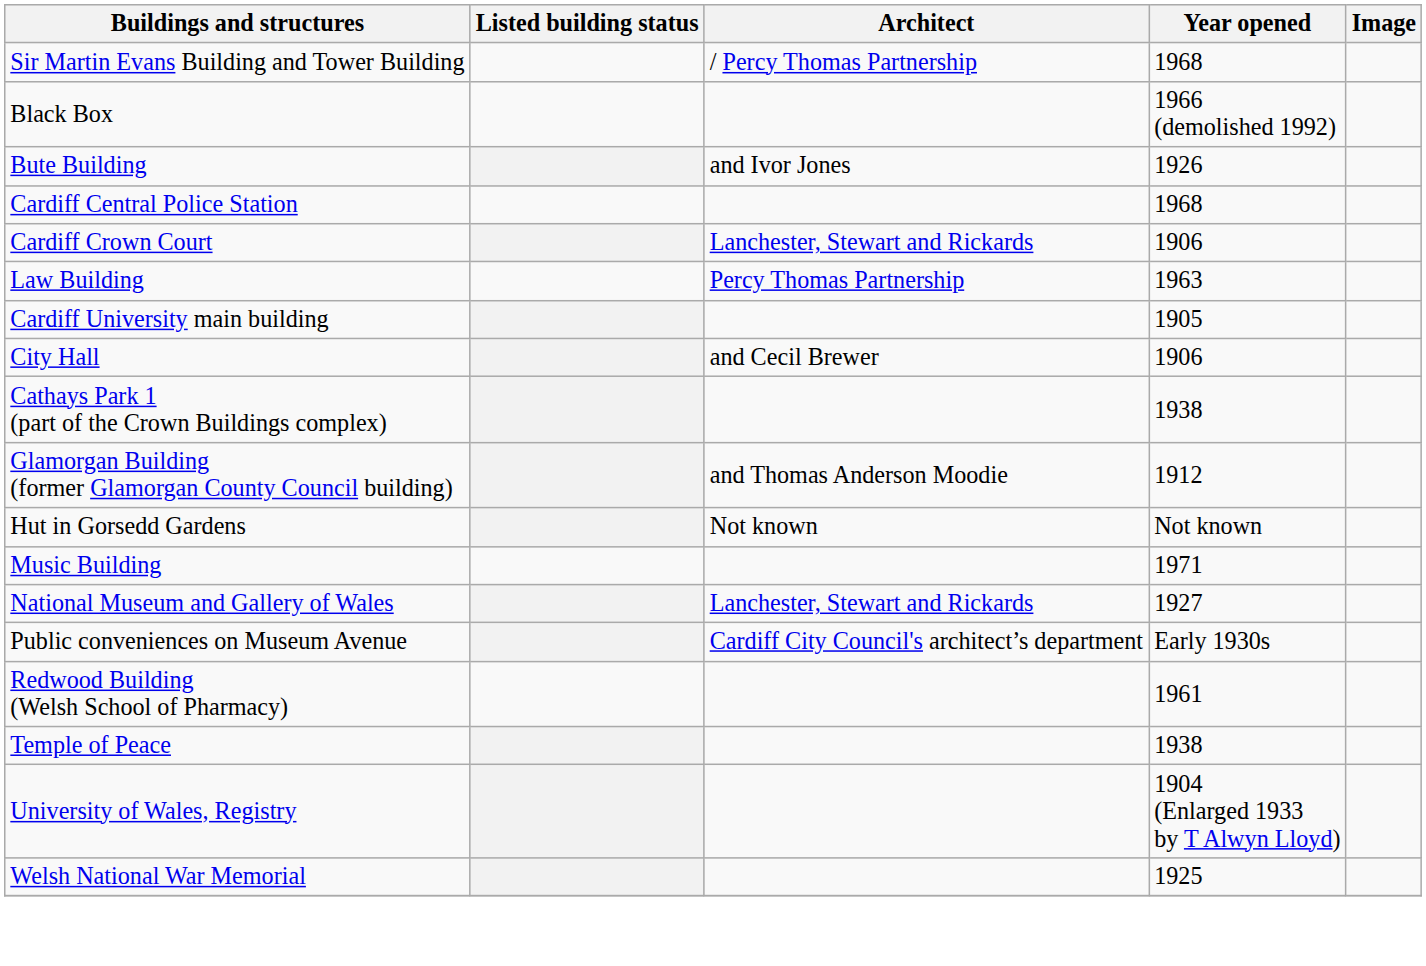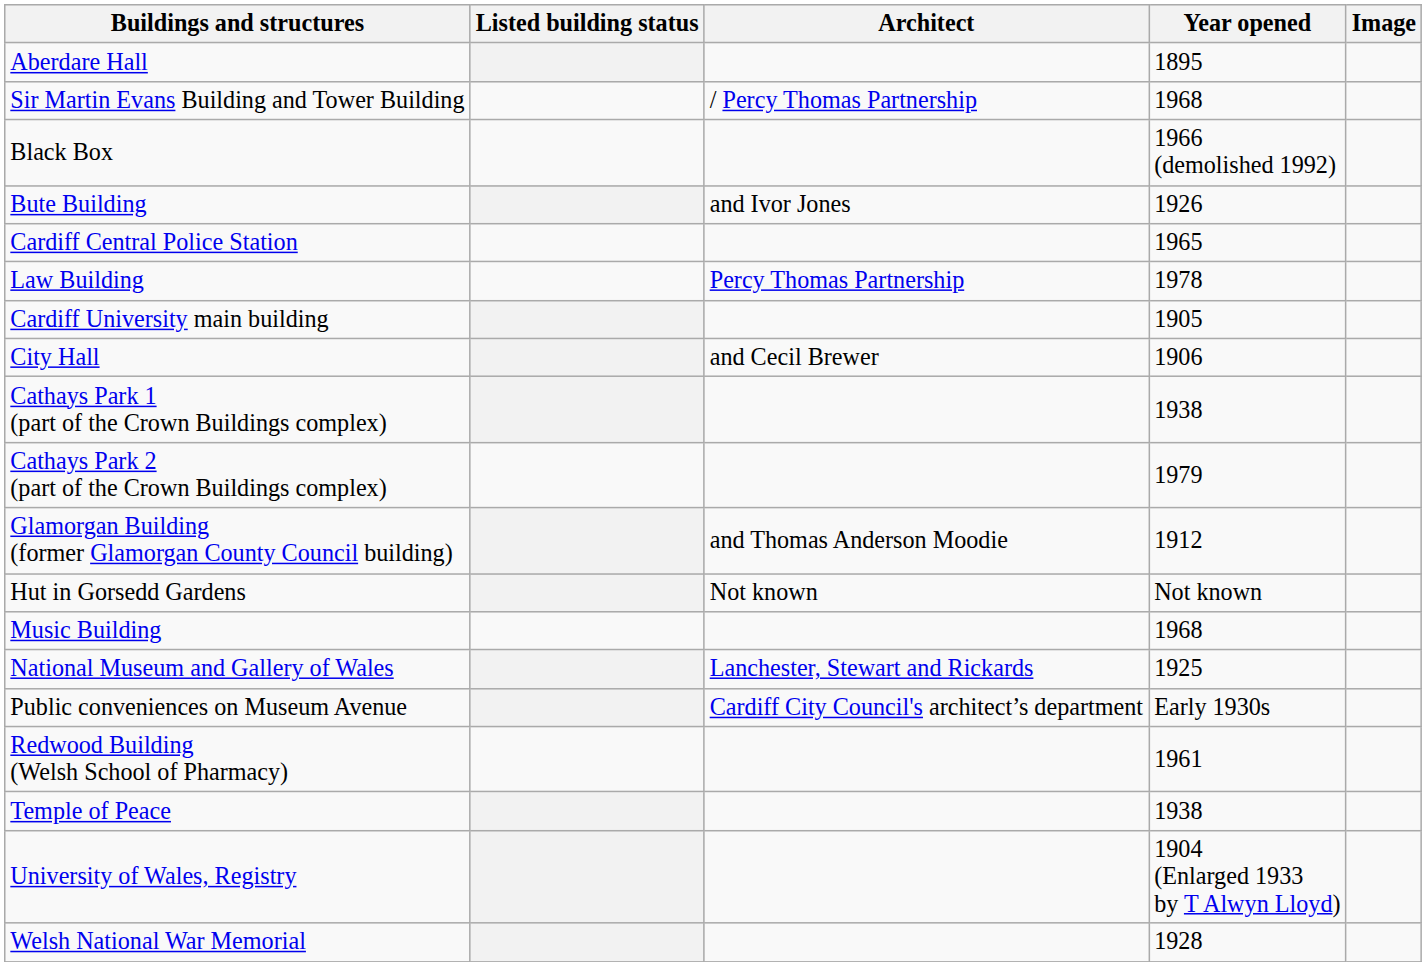+ row: (79, 61)
(1178, 204) 1968 -> (1178, 242) 1965
- row: (111, 242)
(1178, 280) 1963 -> (1178, 280) 1978
+ row: (199, 474)
(1178, 564) 1971 -> (1178, 630) 1968
(1178, 603) 1927 -> (1178, 668) 1925
(1178, 876) 1925 -> (1178, 941) 1928
